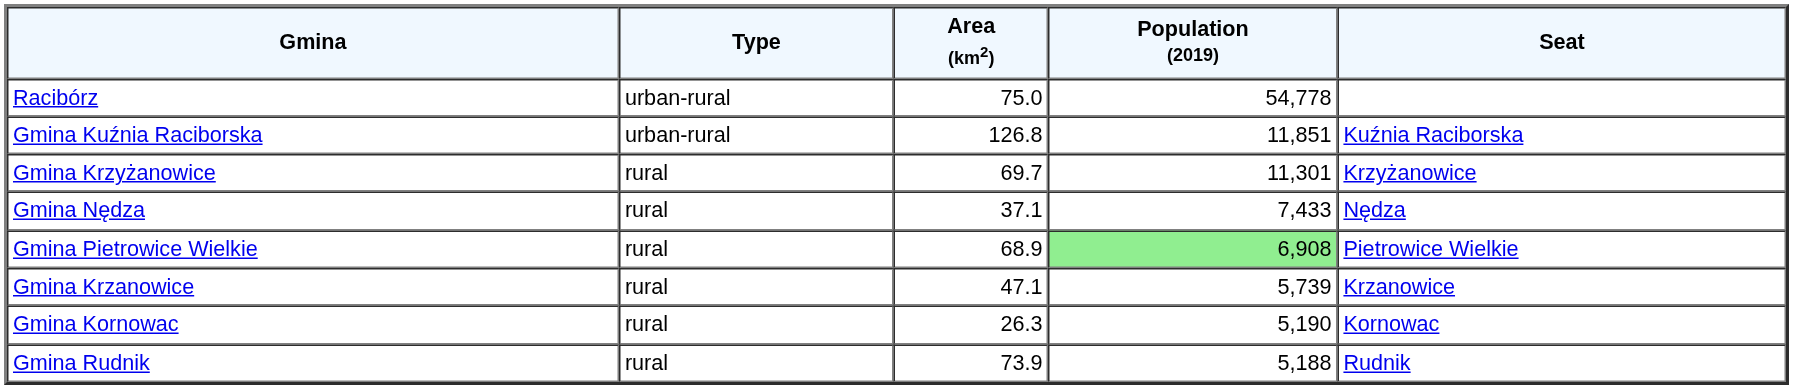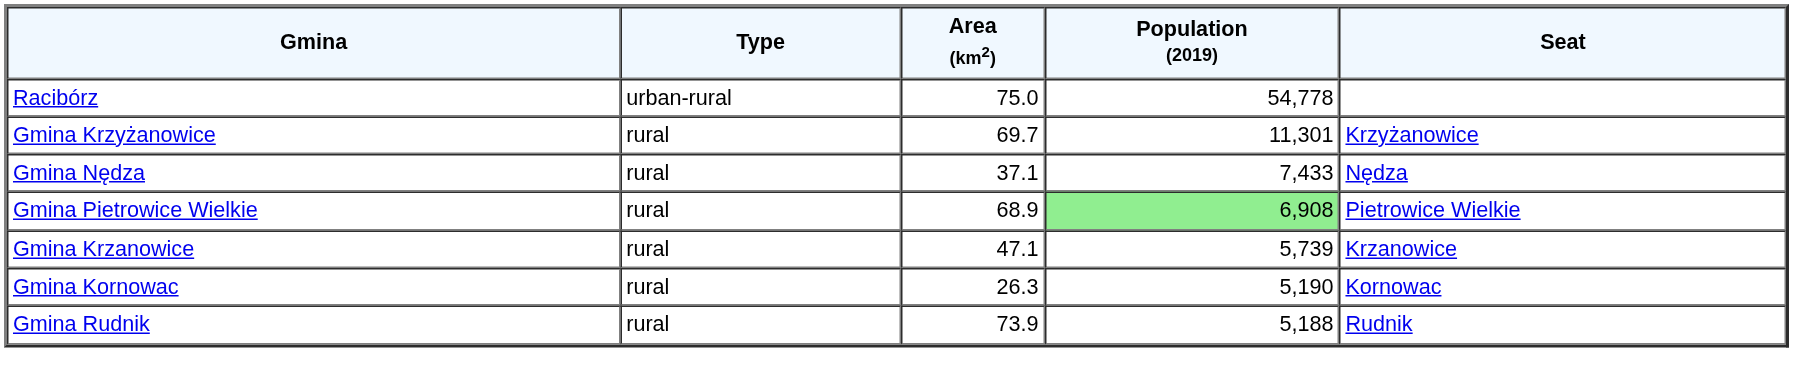- row: (138, 134)
